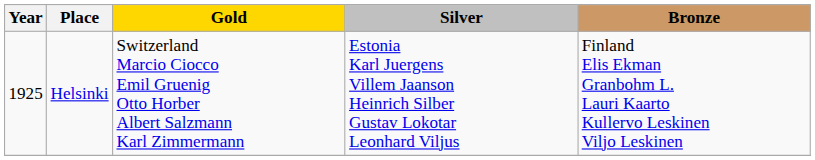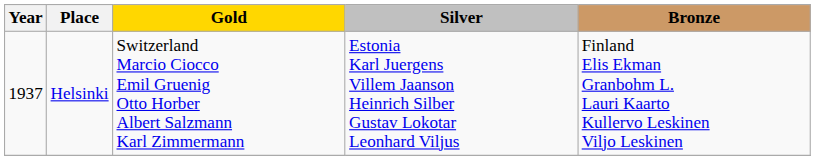(26, 93) 1925 -> (26, 93) 1937
